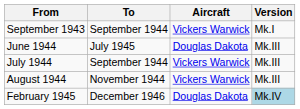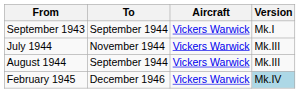- row: (31, 46)
(129, 63) September 1944 -> (127, 46) November 1944
(127, 79) November 1944 -> (129, 63) September 1944
(210, 96) Douglas Dakota -> (211, 79) Vickers Warwick
